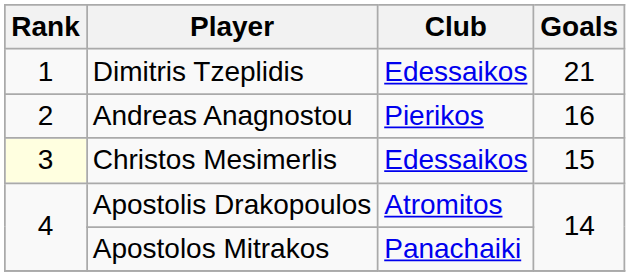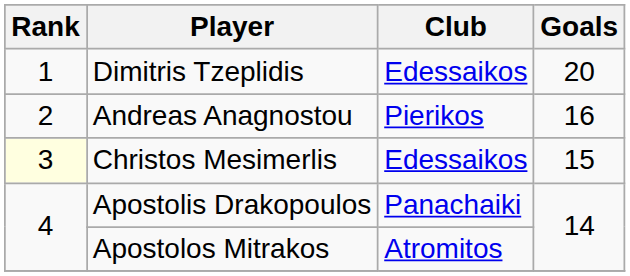(579, 71) 21 -> (579, 71) 20
(443, 204) Atromitos -> (453, 204) Panachaiki
(453, 248) Panachaiki -> (443, 248) Atromitos
